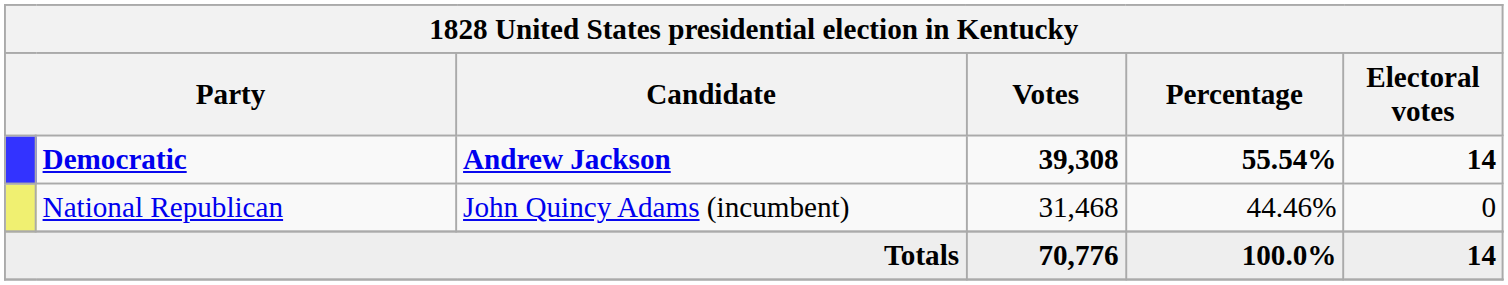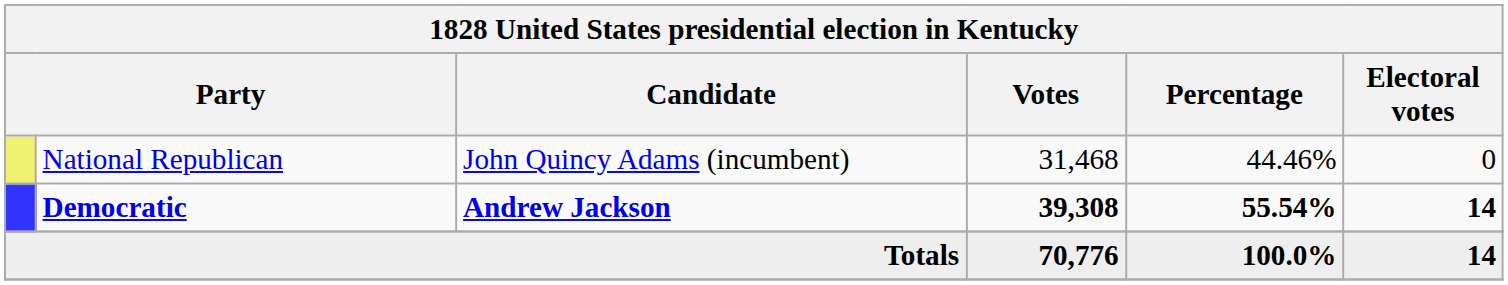rows swapped: (115, 159) <-> (163, 207)
